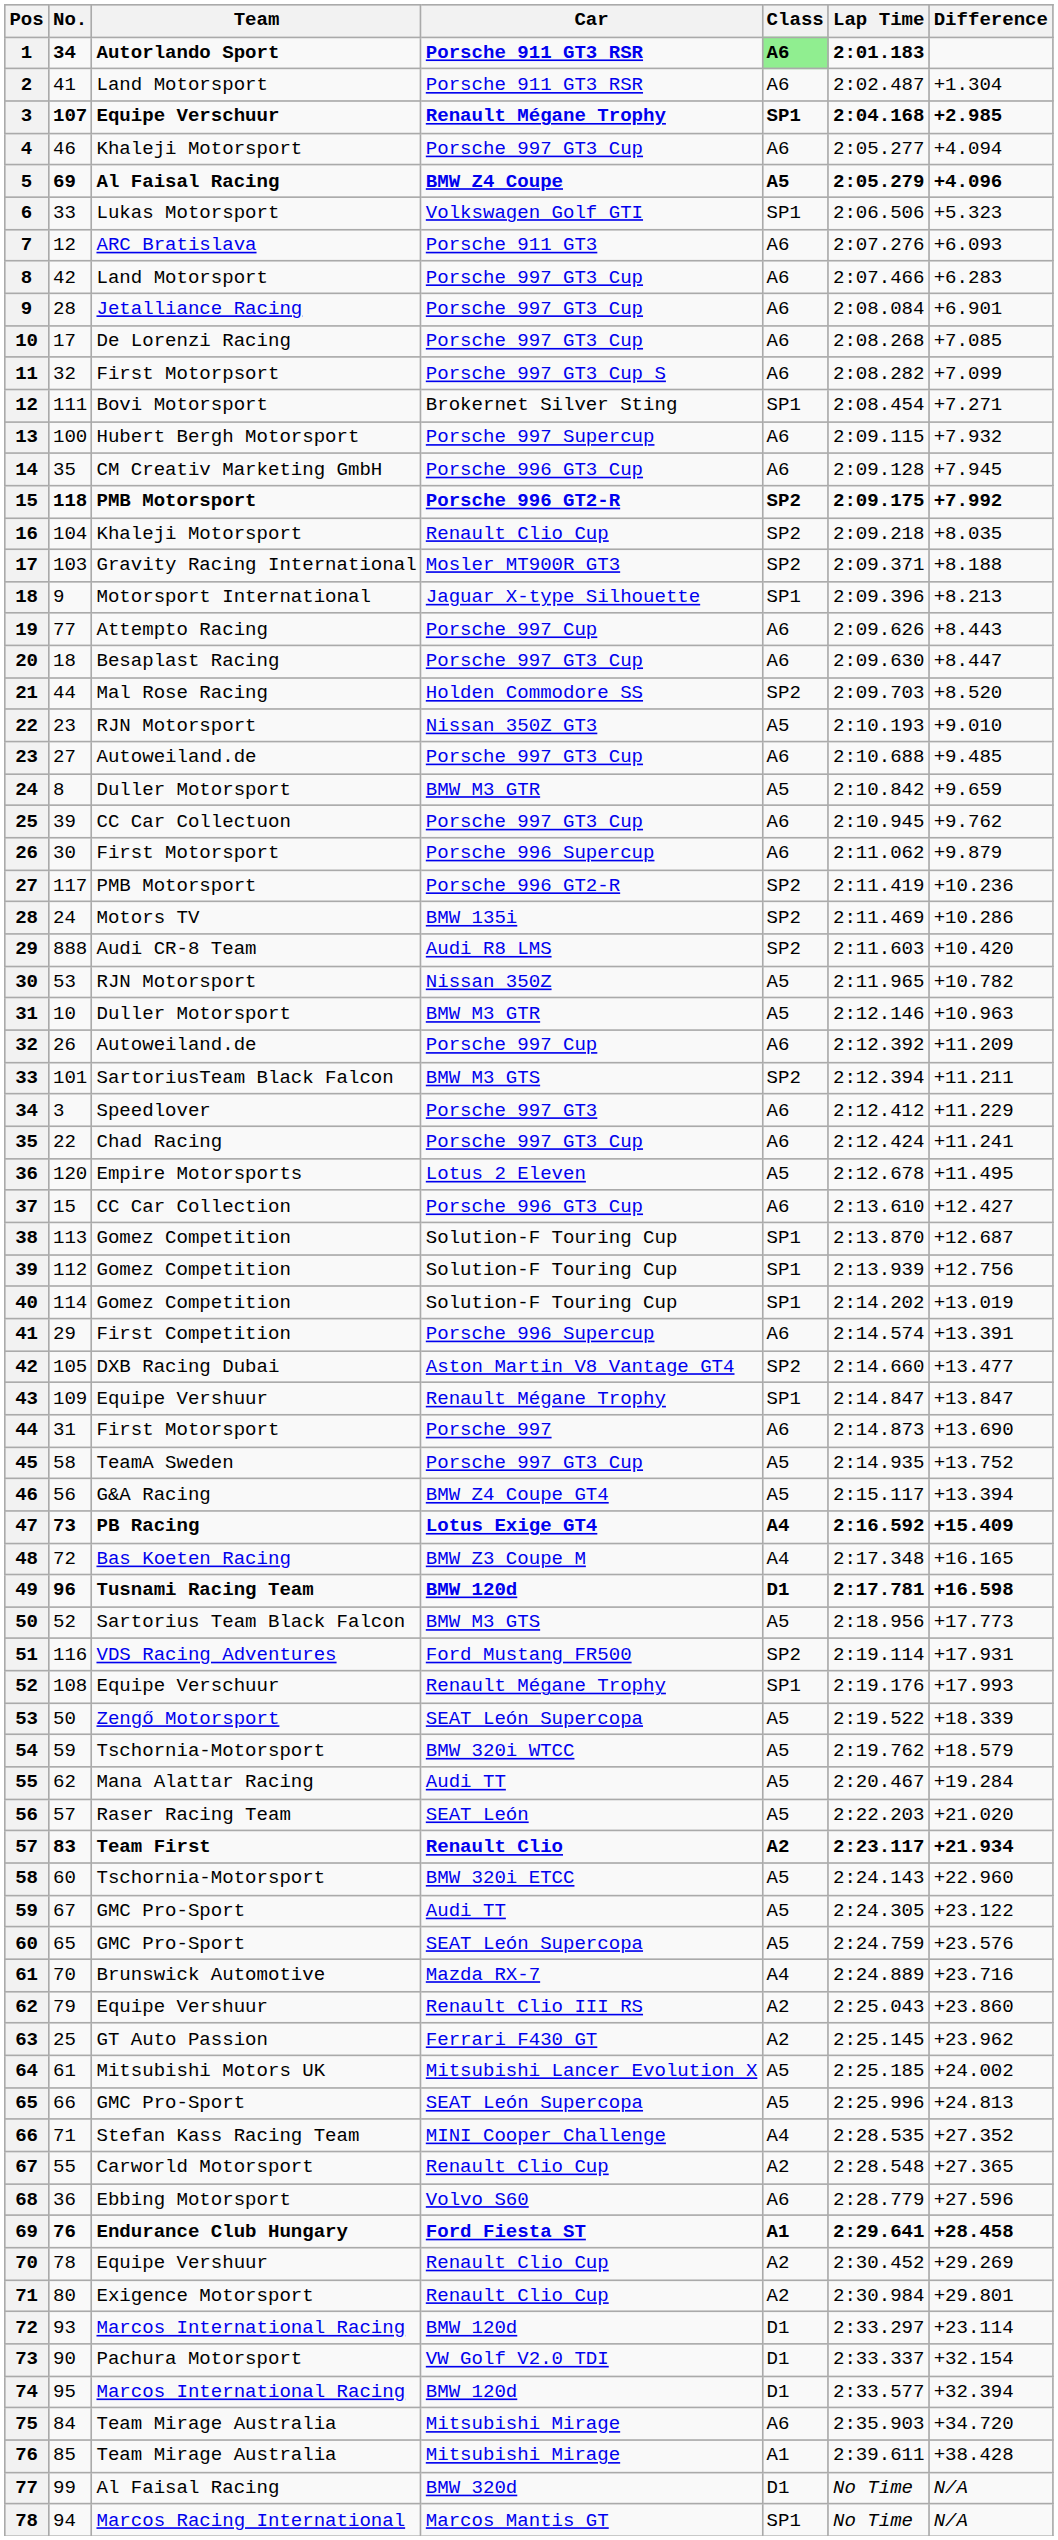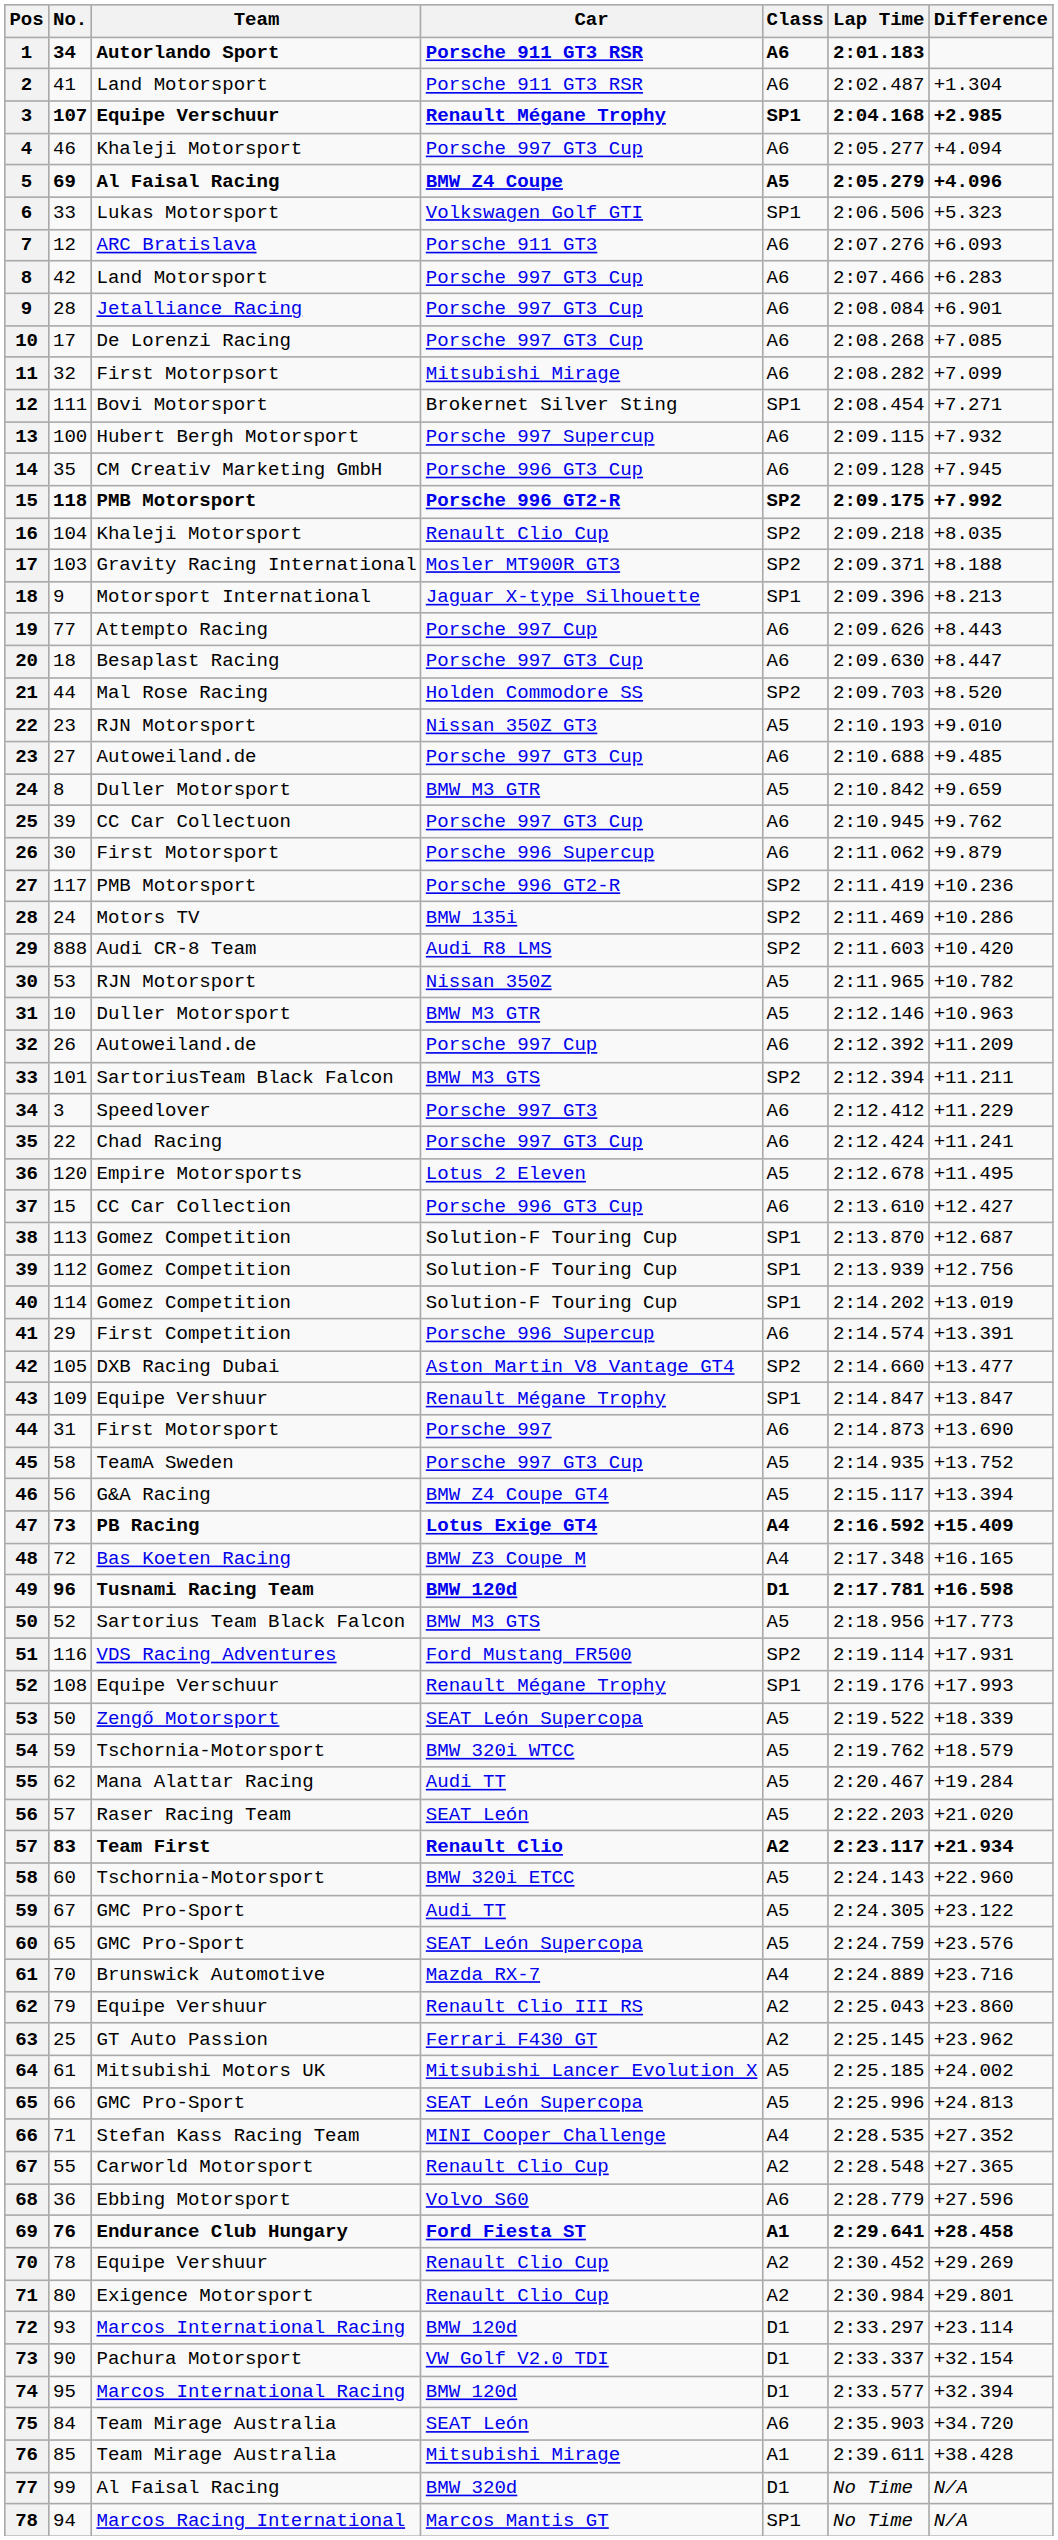(778, 53) lightgreen background -> (778, 53) no background
(546, 373) Porsche 997 GT3 Cup S -> (523, 373) Mitsubishi Mirage
(523, 2423) Mitsubishi Mirage -> (477, 2423) SEAT León
